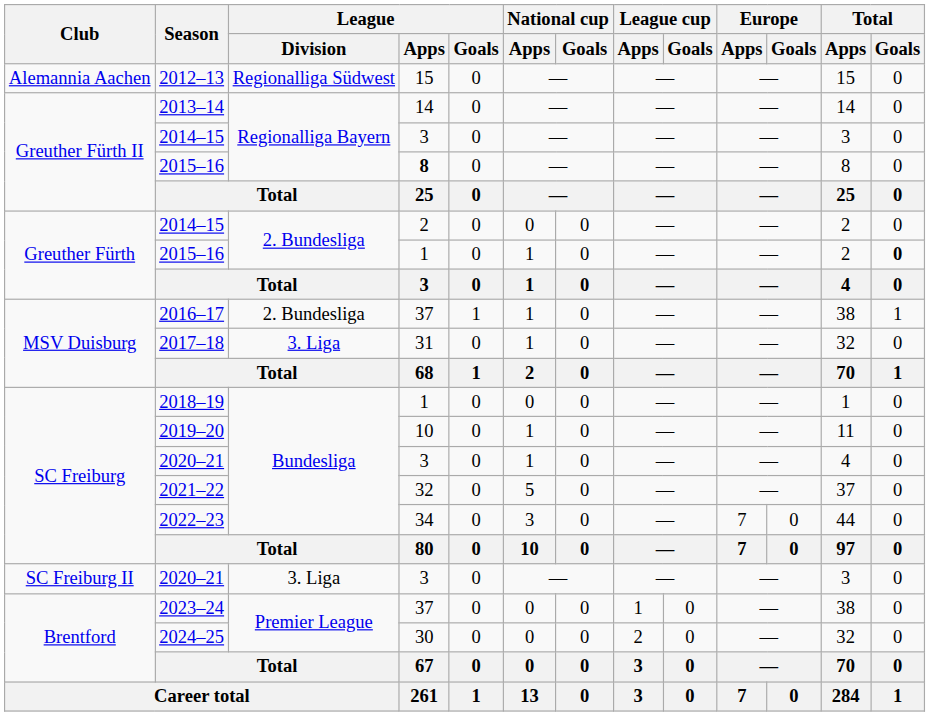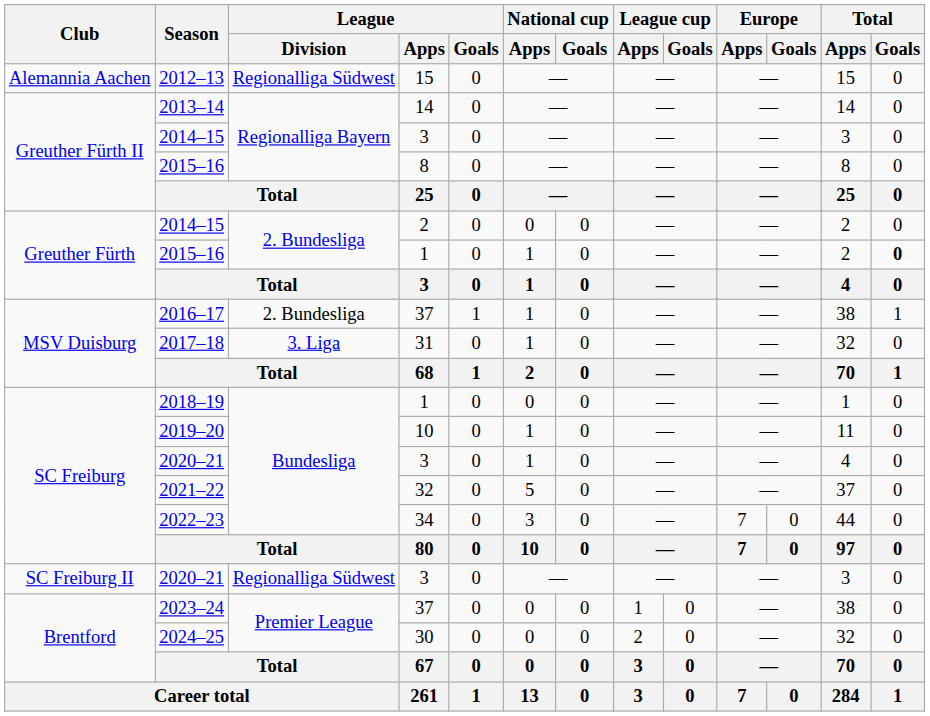(424, 166) bold -> (424, 166) normal
(314, 578) 3. Liga -> (314, 578) Regionalliga Südwest
